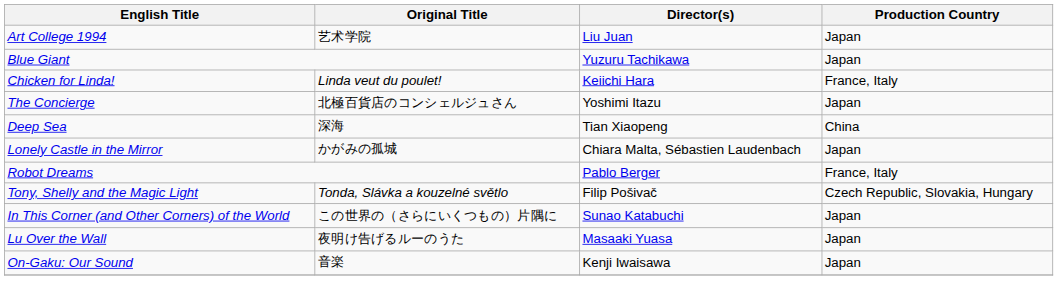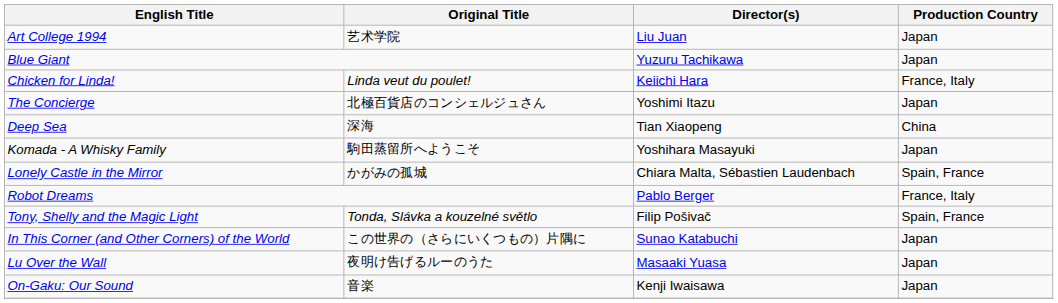+ row: (87, 150)
(843, 150) Japan -> (943, 173) Spain, France
(929, 193) Czech Republic, Slovakia, Hungary -> (943, 217) Spain, France
